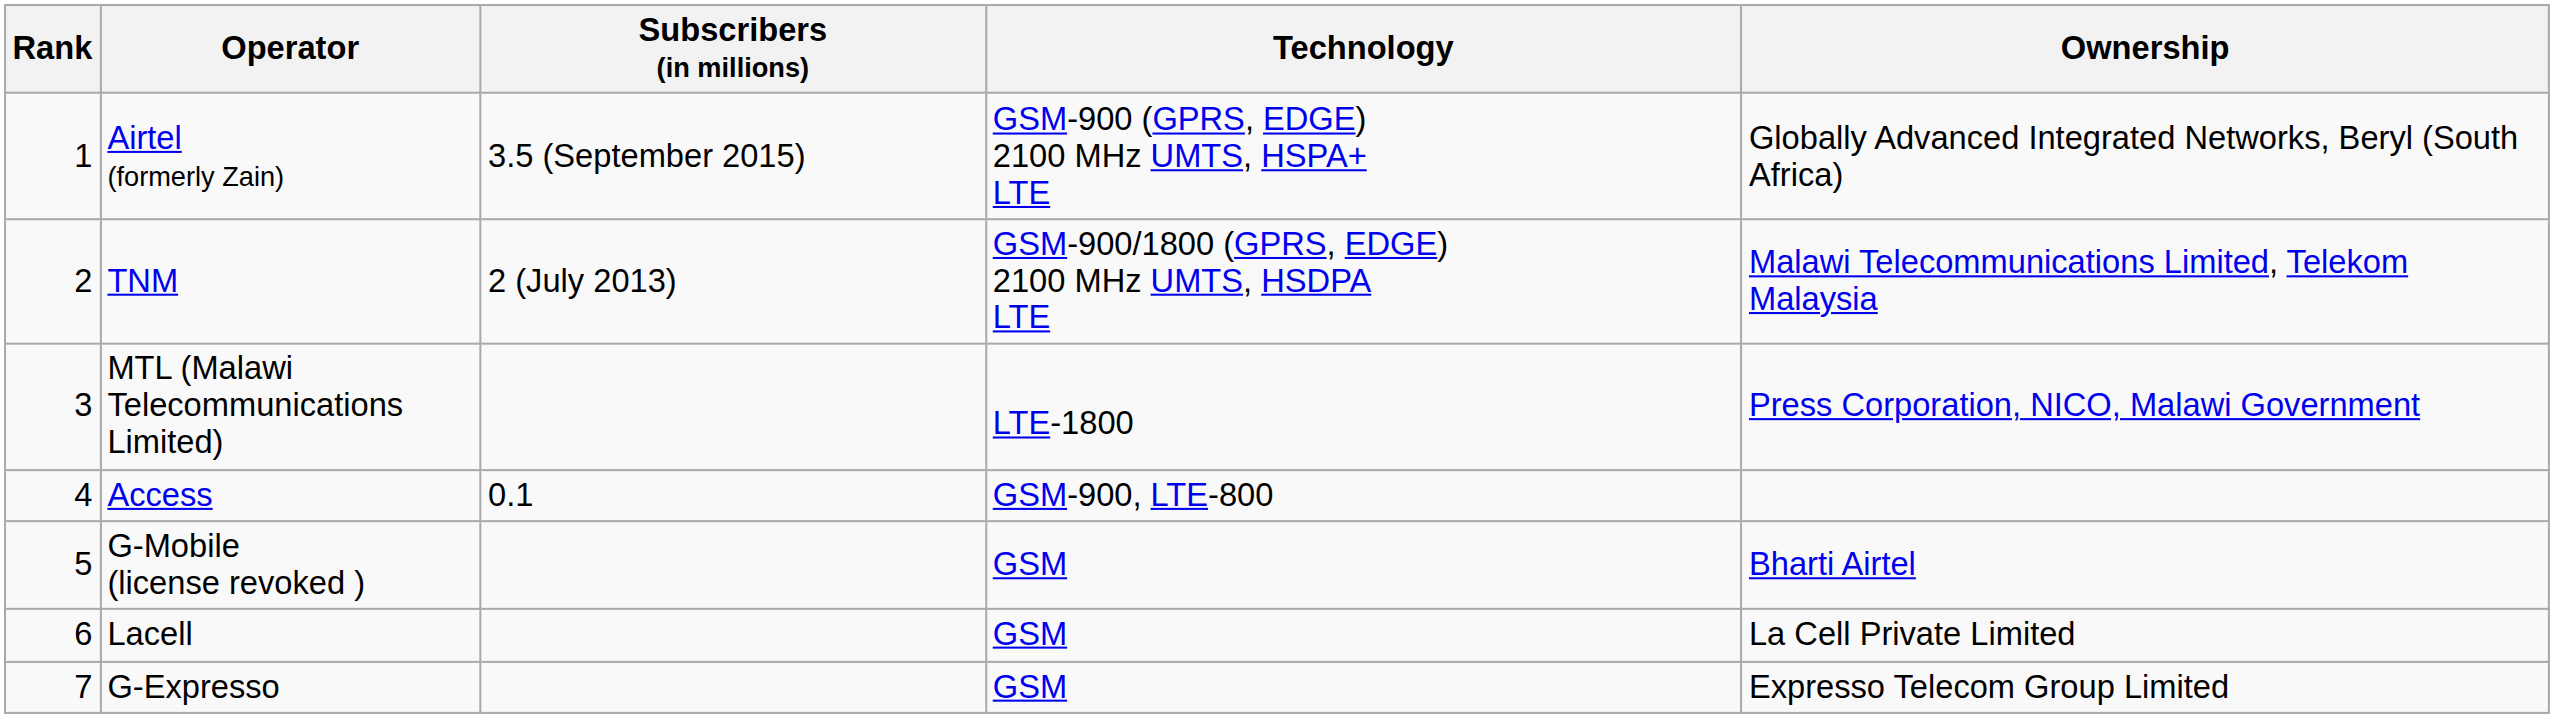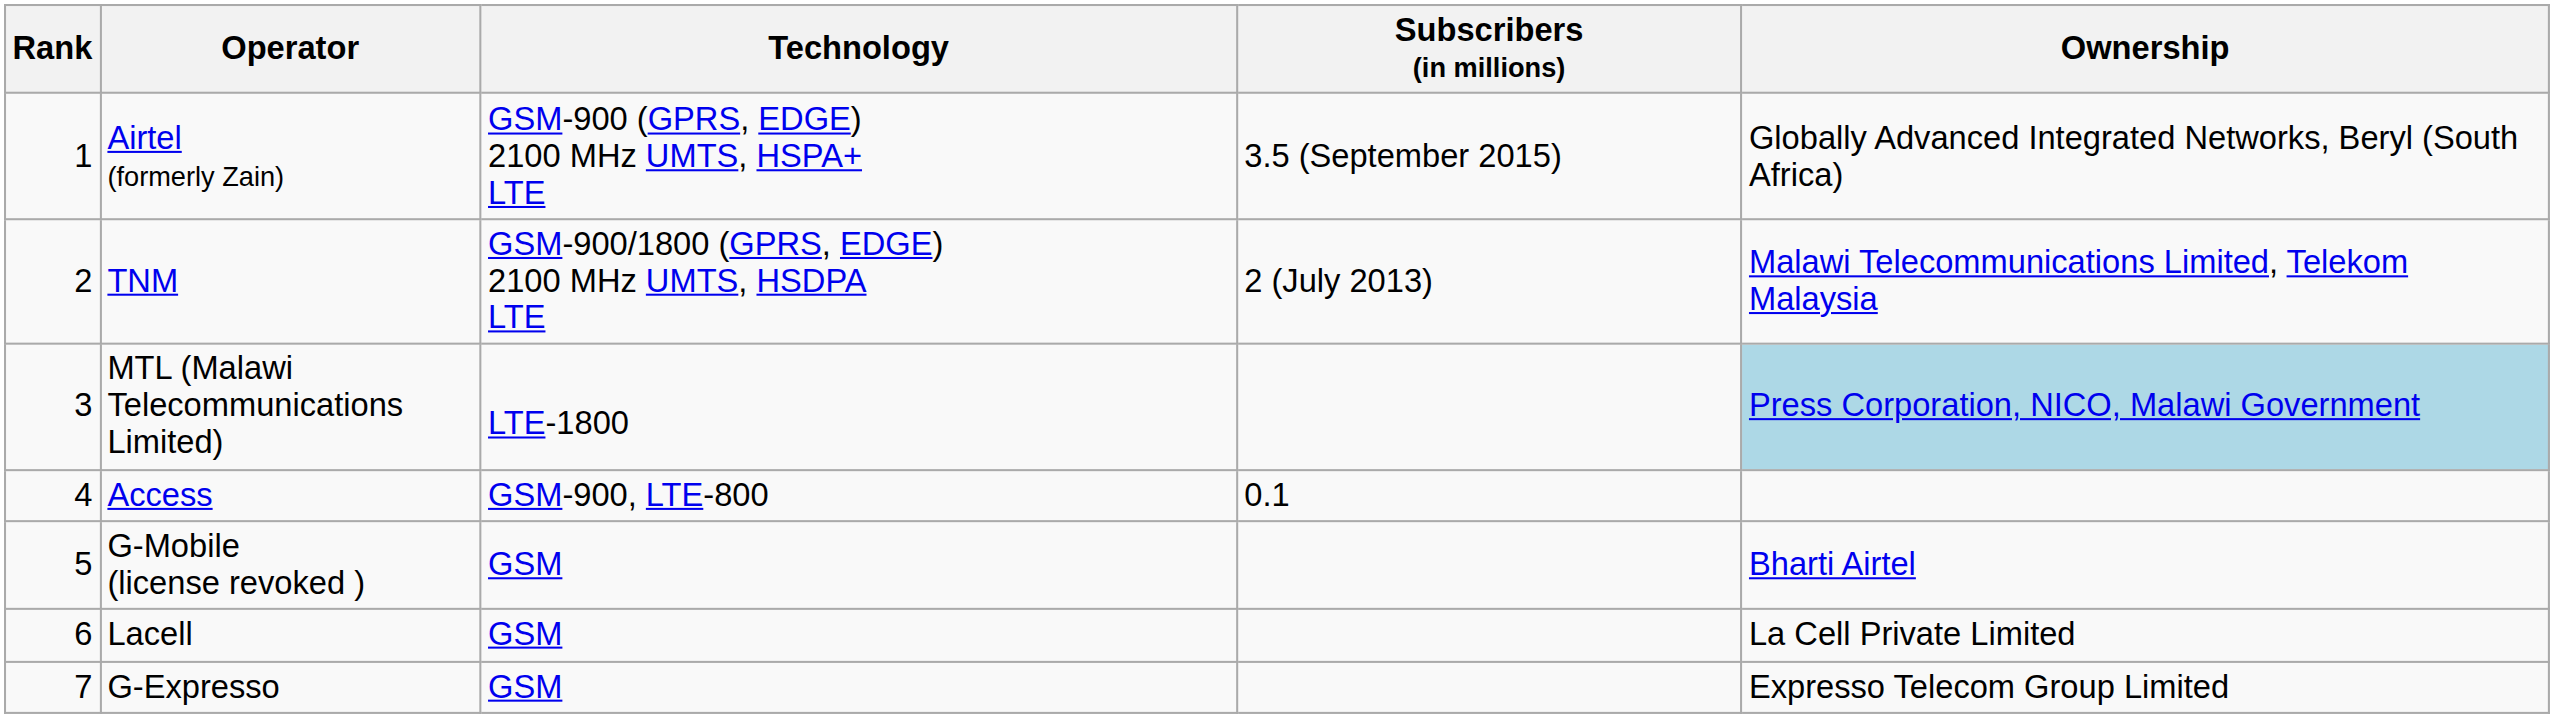columns swapped: (1363, 48) <-> (733, 48)
(2085, 405) no background -> (2085, 405) lightblue background
